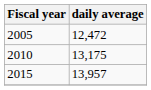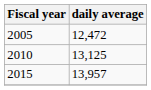(89, 54) 13,175 -> (89, 54) 13,125
